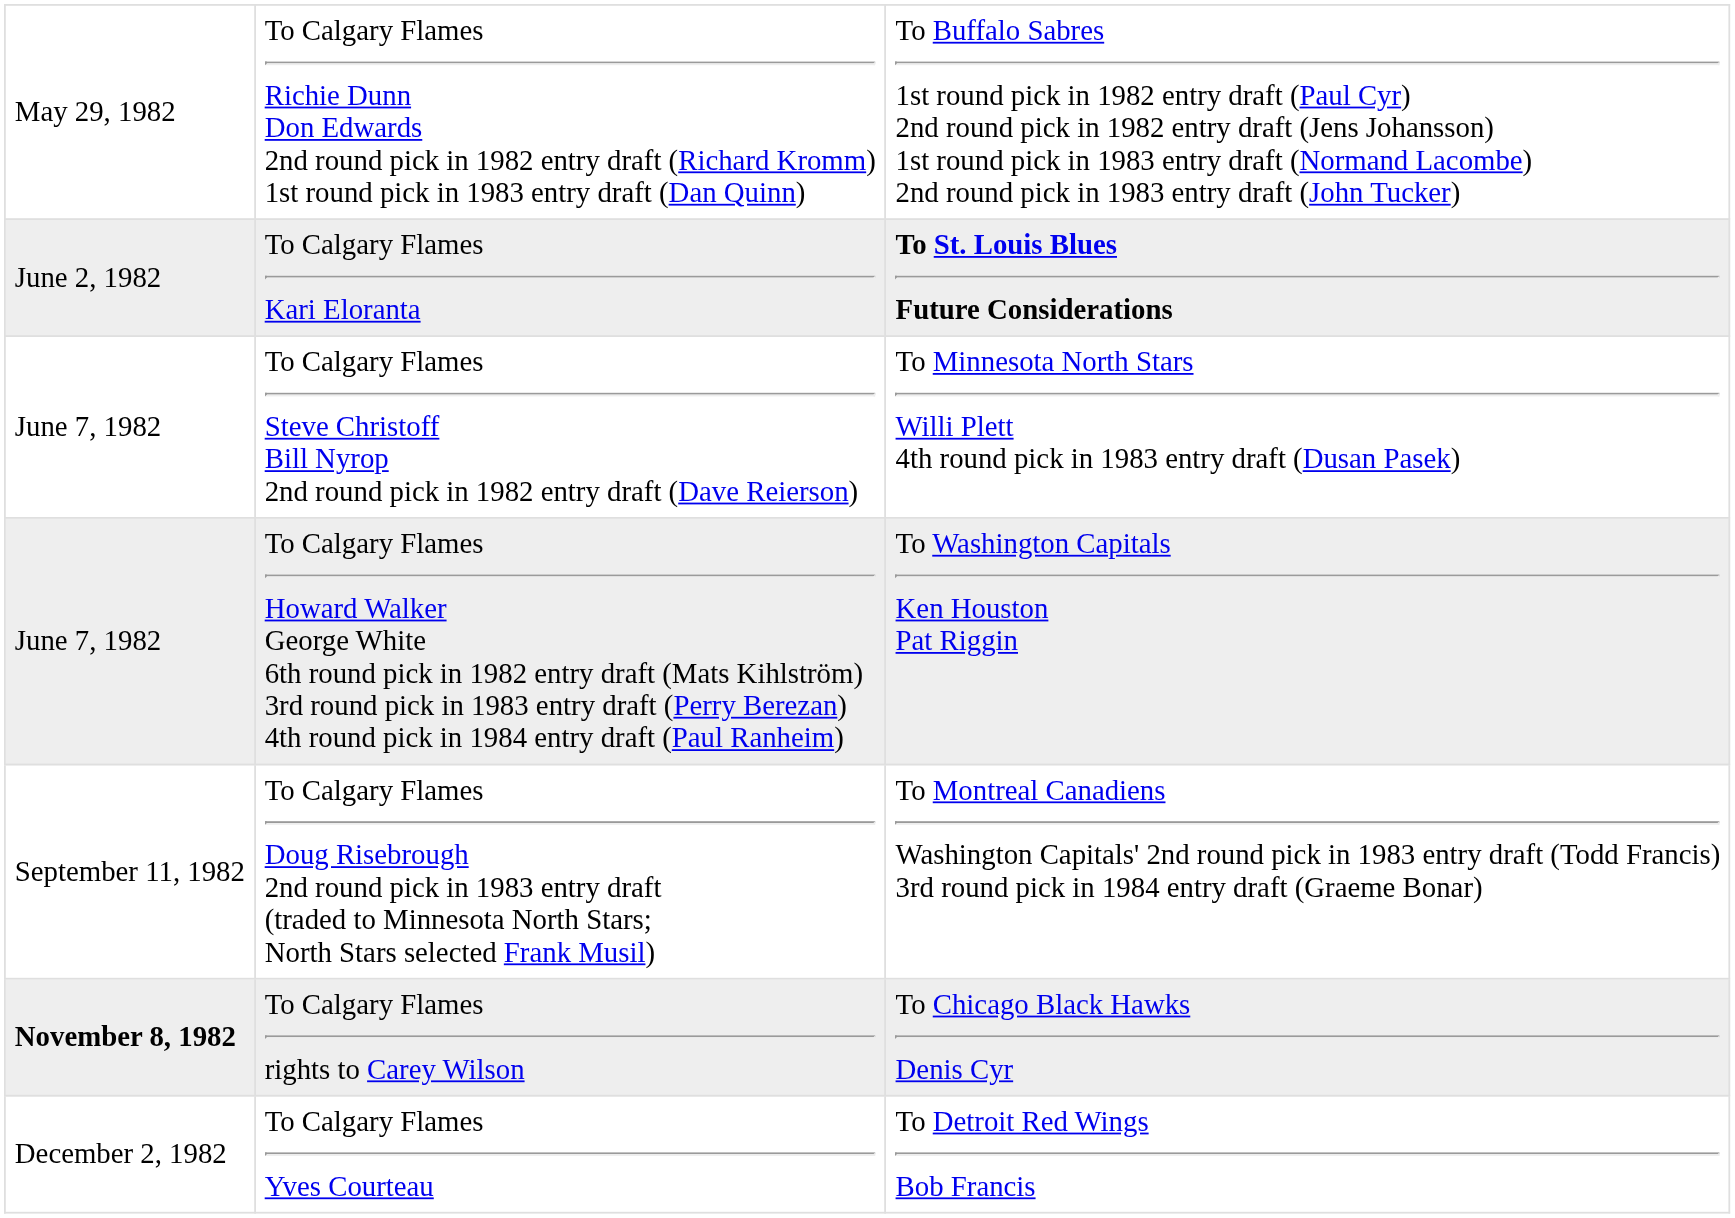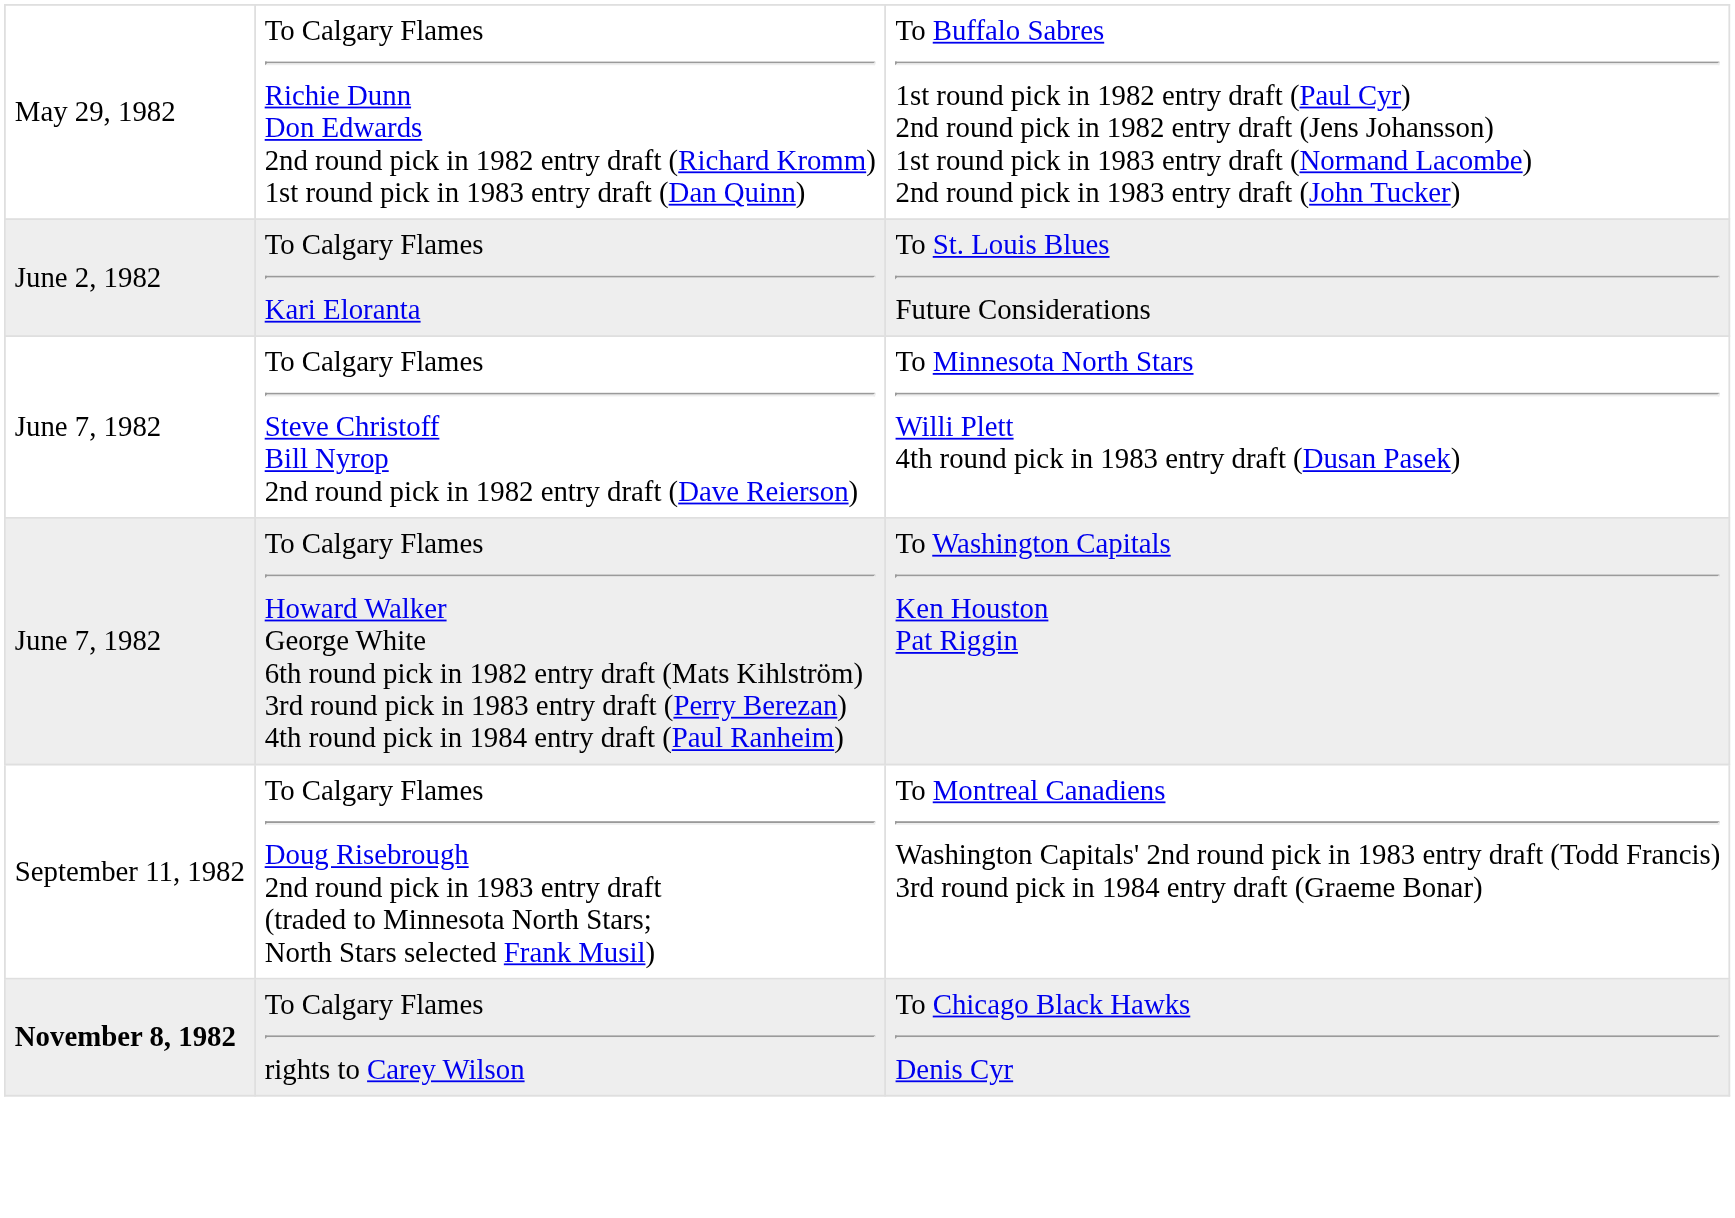(1308, 277) bold -> (1308, 277) normal
- row: (570, 1153)
